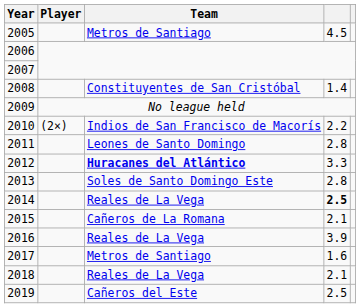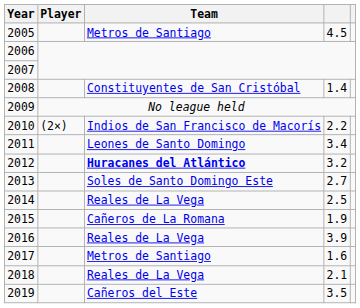(337, 144) 2.8 -> (337, 144) 3.4
(337, 163) 3.3 -> (337, 163) 3.2
(337, 182) 2.8 -> (337, 182) 2.7
(337, 200) bold -> (337, 200) normal
(337, 219) 2.1 -> (337, 219) 1.9
(337, 293) 2.5 -> (337, 293) 3.5
